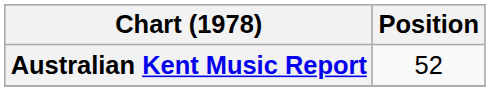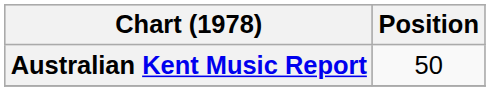(429, 65) 52 -> (429, 65) 50
